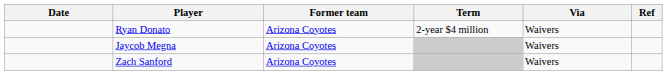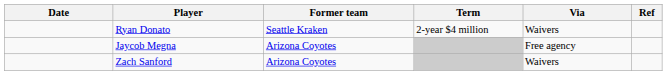(301, 29) Arizona Coyotes -> (297, 29) Seattle Kraken
(542, 45) Waivers -> (550, 45) Free agency
